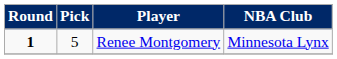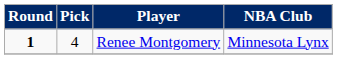(75, 41) 5 -> (75, 41) 4
